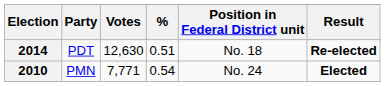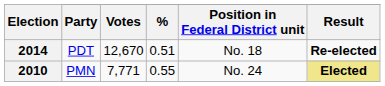(123, 50) 12,630 -> (123, 50) 12,670
(162, 71) 0.54 -> (162, 71) 0.55
(344, 71) no background -> (344, 71) khaki background
